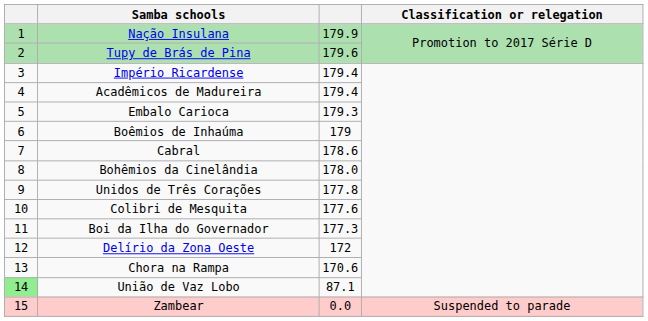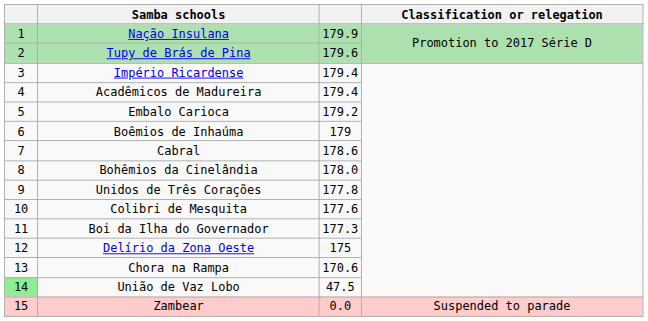(340, 112) 179.3 -> (340, 112) 179.2
(340, 248) 172 -> (340, 248) 175
(340, 287) 87.1 -> (340, 287) 47.5
